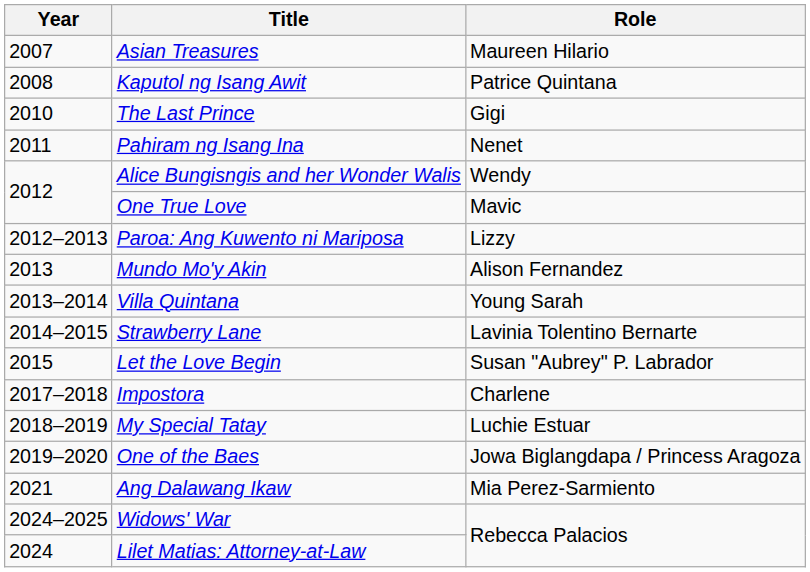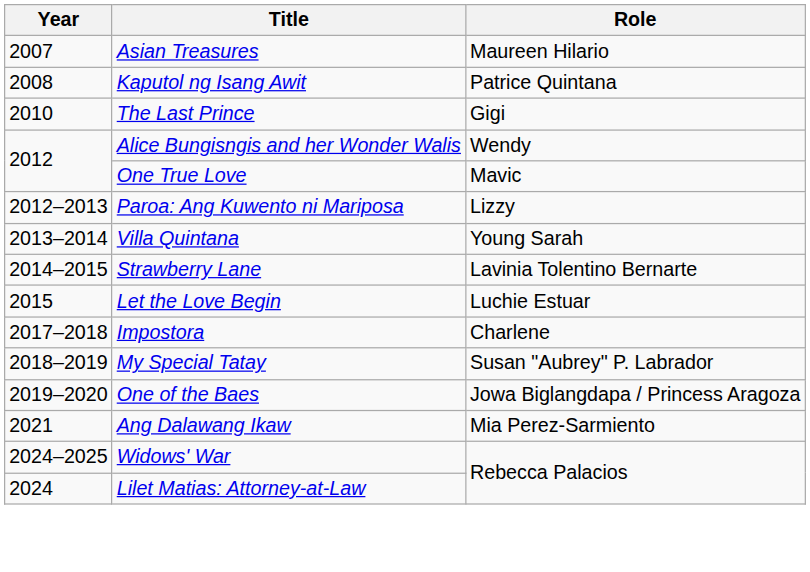- row: (210, 144)
- row: (192, 269)
(592, 363) Susan "Aubrey" P. Labrador -> (530, 301) Luchie Estuar
(530, 425) Luchie Estuar -> (592, 363) Susan "Aubrey" P. Labrador
